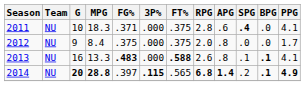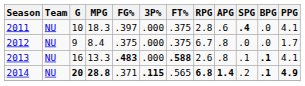(126, 27) .371 -> (126, 27) .397
(204, 42) 2.0 -> (204, 42) 6.7
(126, 73) .397 -> (126, 73) .371
